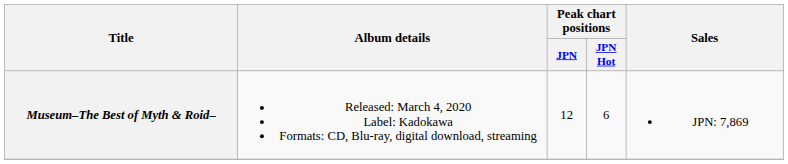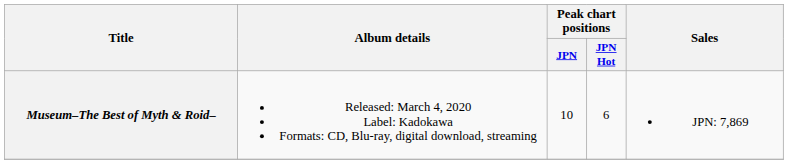(567, 114) 12 -> (567, 114) 10
